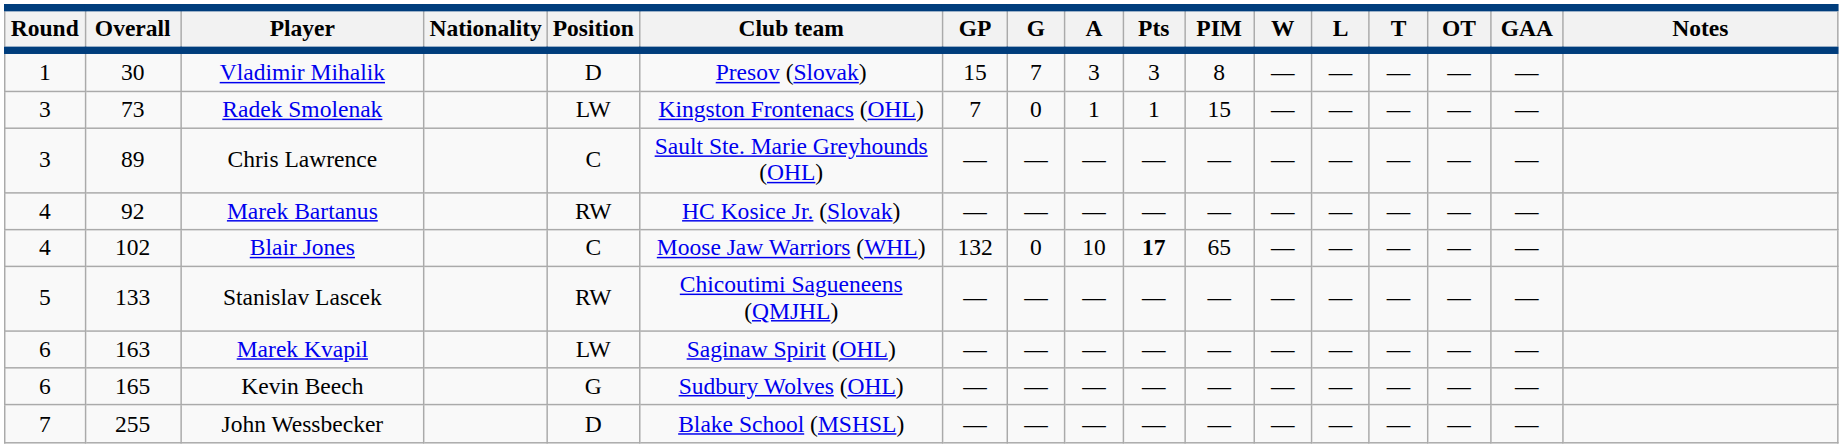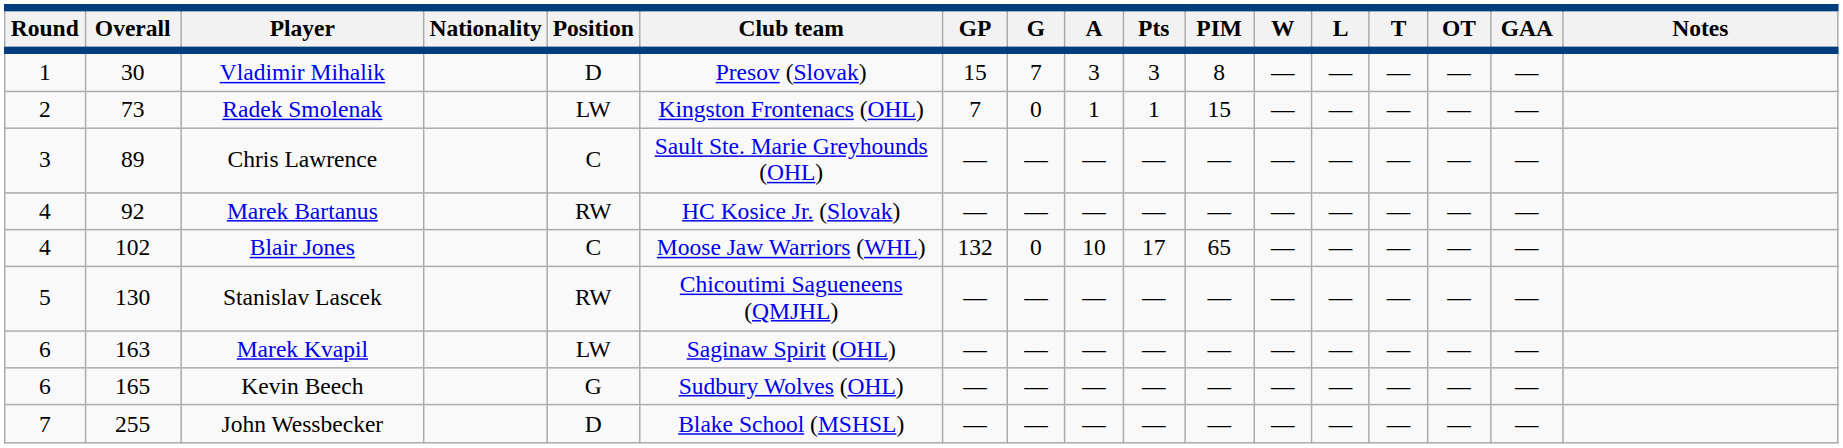(45, 109) 3 -> (45, 109) 2
(1154, 247) bold -> (1154, 247) normal
(133, 298) 133 -> (133, 298) 130
